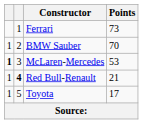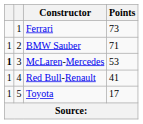(114, 45) 70 -> (114, 45) 71
(19, 77) bold -> (19, 77) normal
(114, 77) 21 -> (114, 77) 41
